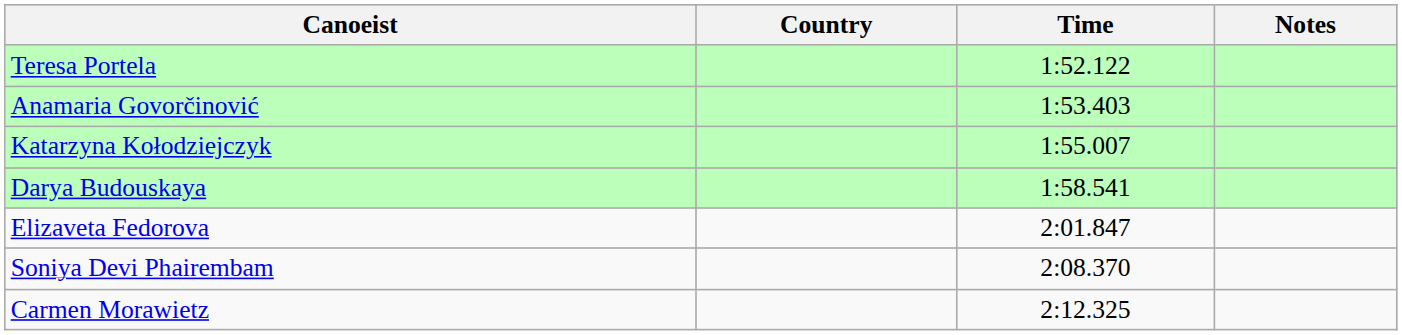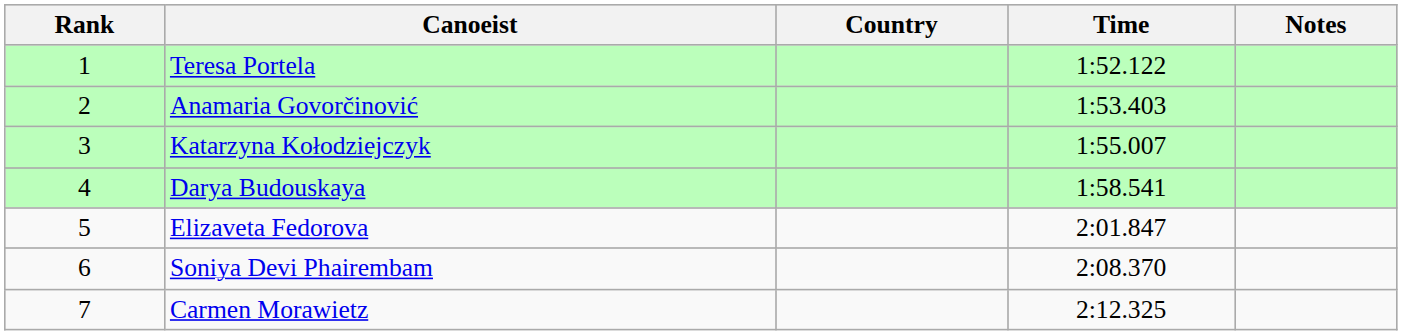+ column: (84, 24)
